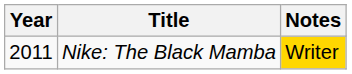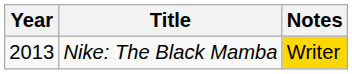(31, 52) 2011 -> (32, 52) 2013
